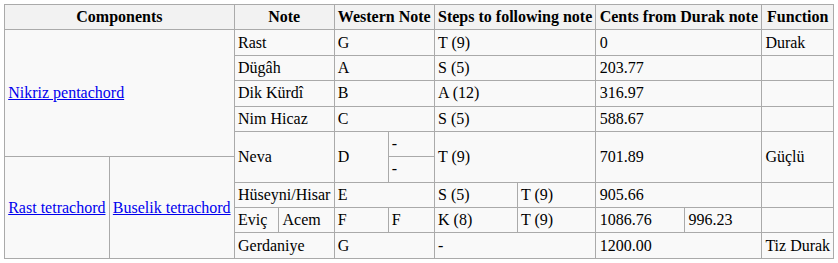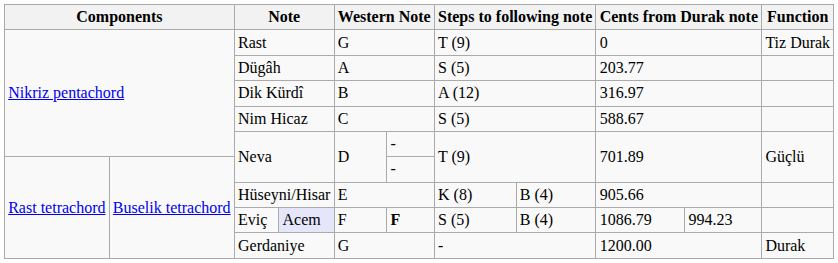(785, 42) Durak -> (798, 42) Tiz Durak
(454, 194) S (5) -> (455, 194) K (8)
(537, 194) T (9) -> (536, 194) B (4)
(302, 220) no background -> (302, 220) lavender background
(396, 220) normal -> (395, 220) bold
(455, 220) K (8) -> (454, 220) S (5)
(537, 220) T (9) -> (536, 220) B (4)
(626, 220) 1086.76 -> (626, 220) 1086.79
(710, 220) 996.23 -> (710, 220) 994.23
(798, 245) Tiz Durak -> (785, 245) Durak
